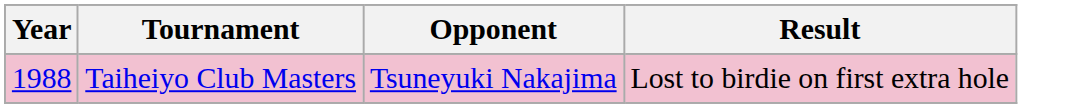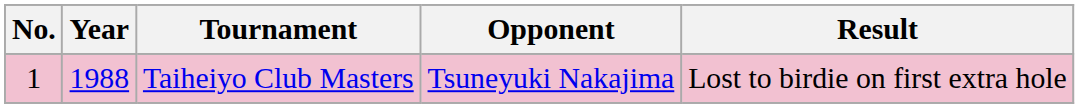+ column: (34, 29)
